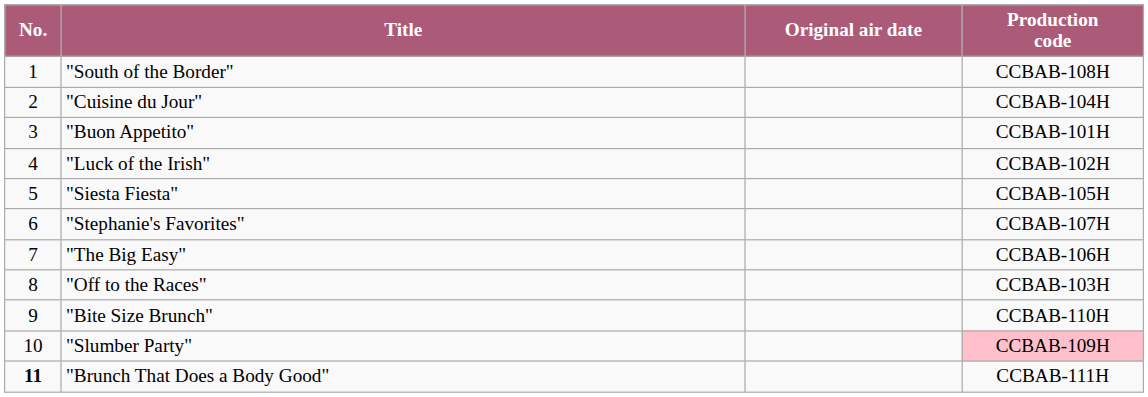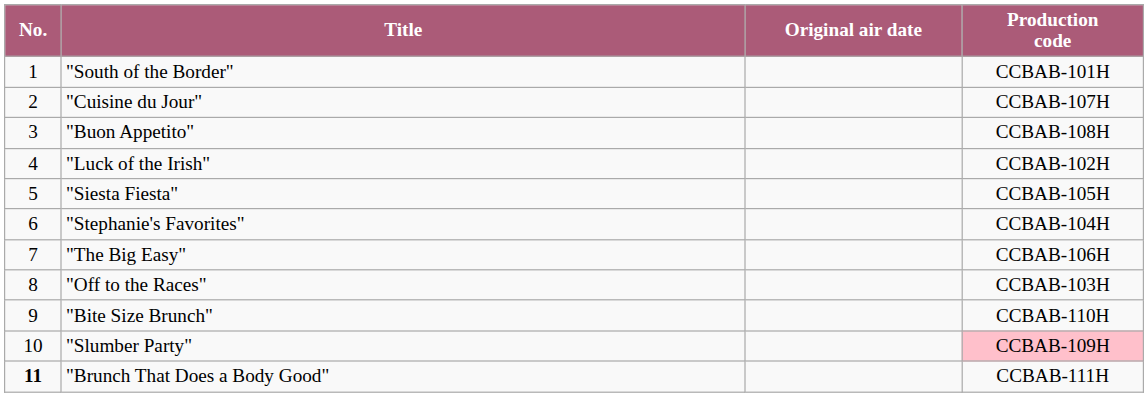(1053, 71) CCBAB-108H -> (1053, 71) CCBAB-101H
(1053, 102) CCBAB-104H -> (1053, 102) CCBAB-107H
(1053, 132) CCBAB-101H -> (1053, 132) CCBAB-108H
(1053, 224) CCBAB-107H -> (1053, 224) CCBAB-104H
